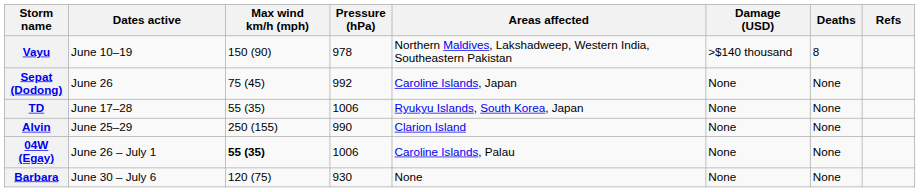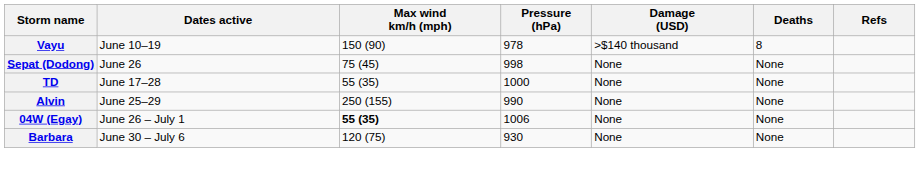- column: (549, 20)
(342, 83) 992 -> (513, 63) 998
(345, 108) 1006 -> (517, 82) 1000
